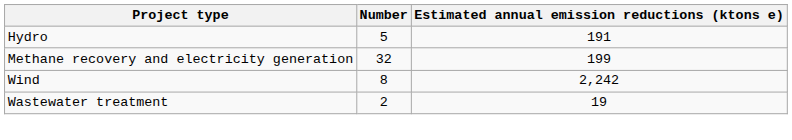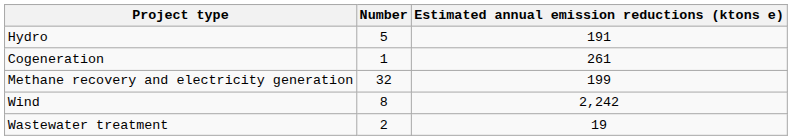+ row: (56, 59)
